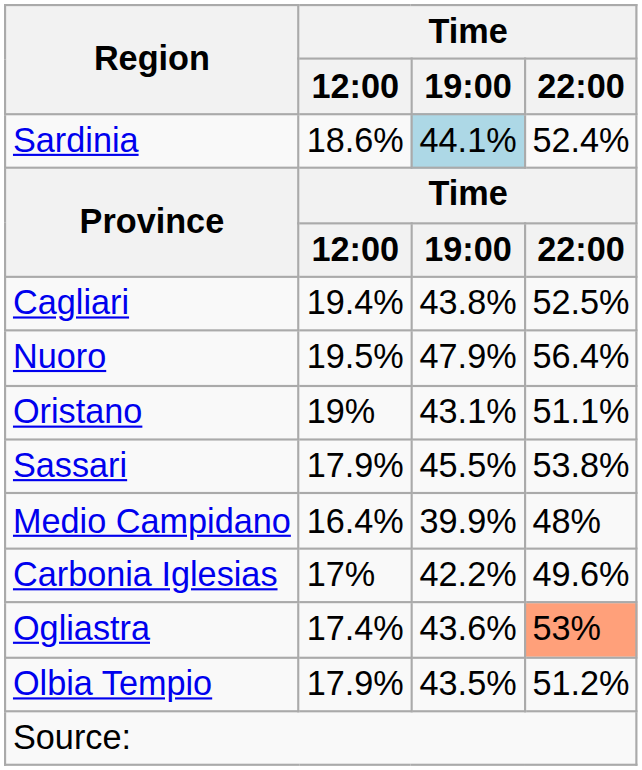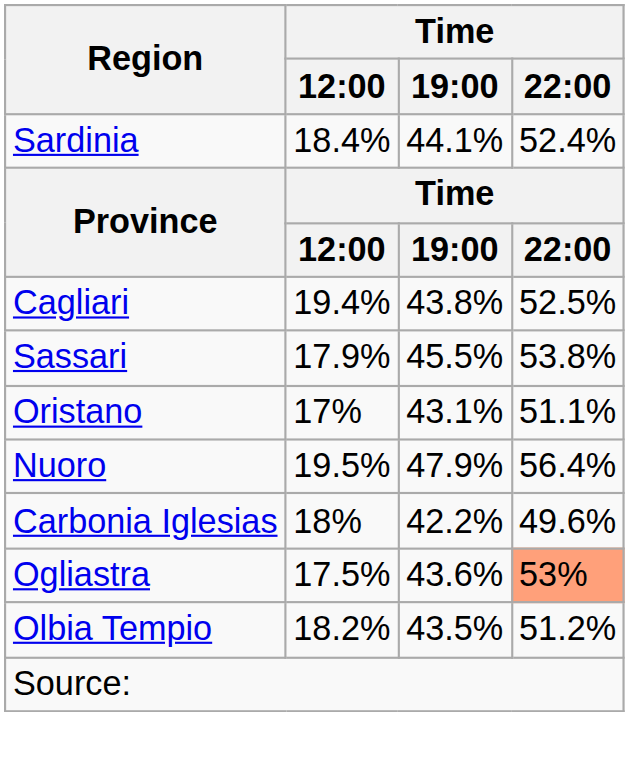(355, 140) 18.6% -> (342, 140) 18.4%
(468, 140) lightblue background -> (455, 140) no background
rows swapped: (60, 357) <-> (70, 466)
(341, 411) 19% -> (328, 411) 17%
- row: (152, 520)
(341, 574) 17% -> (328, 520) 18%
(355, 628) 17.4% -> (342, 574) 17.5%
(355, 683) 17.9% -> (342, 628) 18.2%
